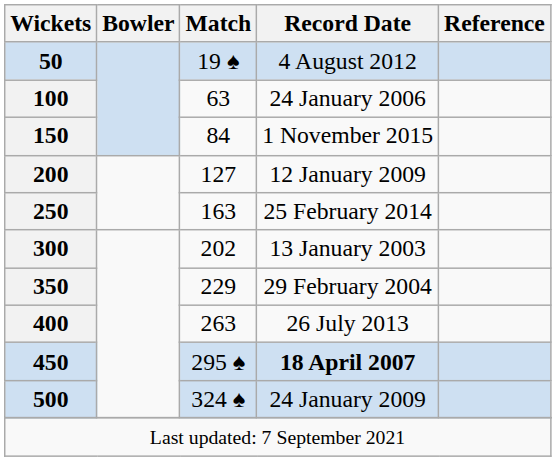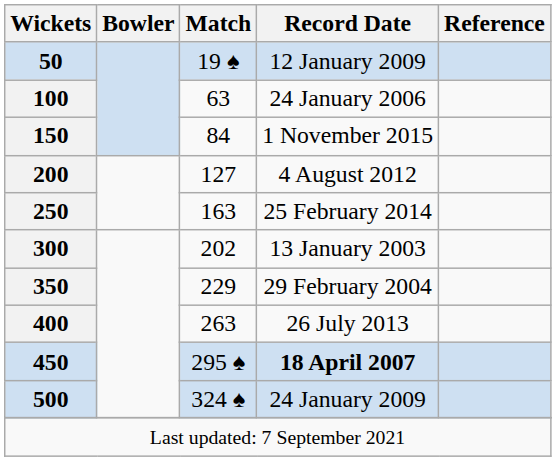(348, 60) 4 August 2012 -> (348, 60) 12 January 2009
(348, 173) 12 January 2009 -> (348, 173) 4 August 2012
